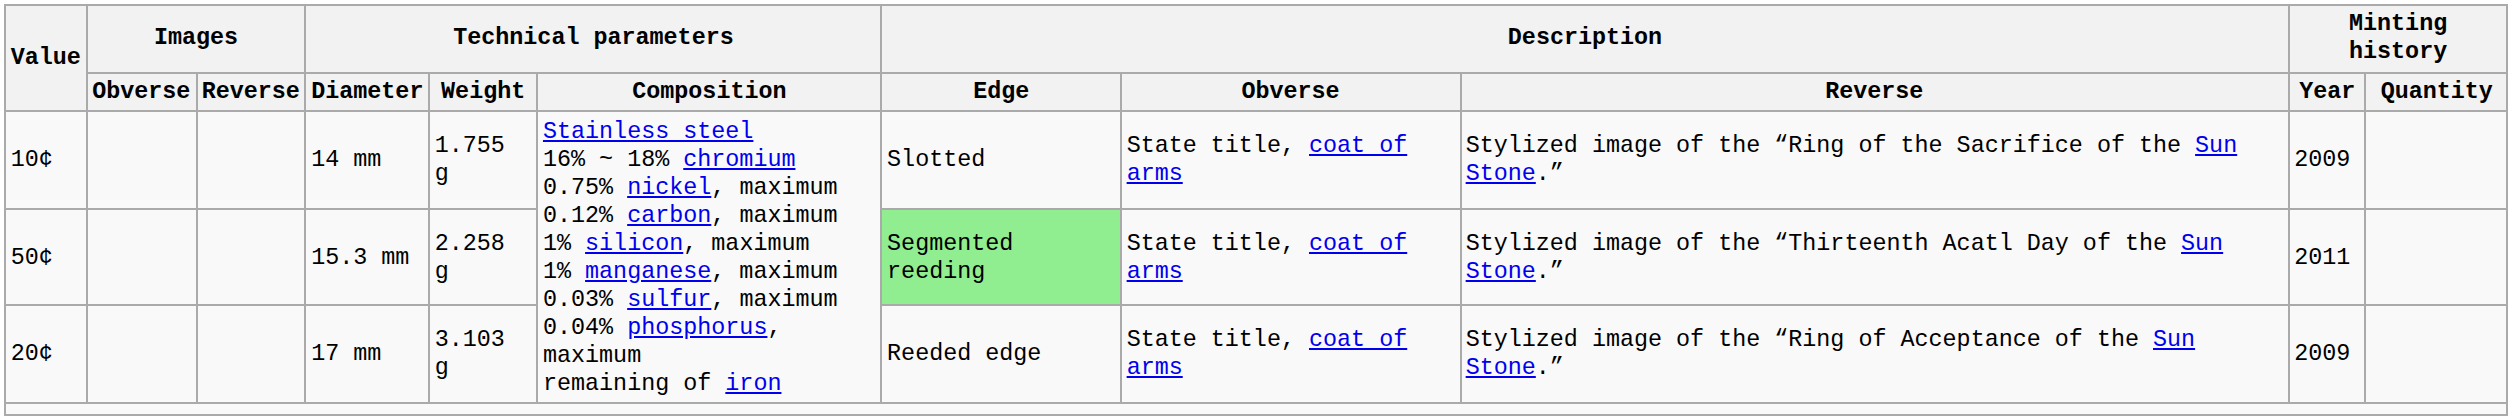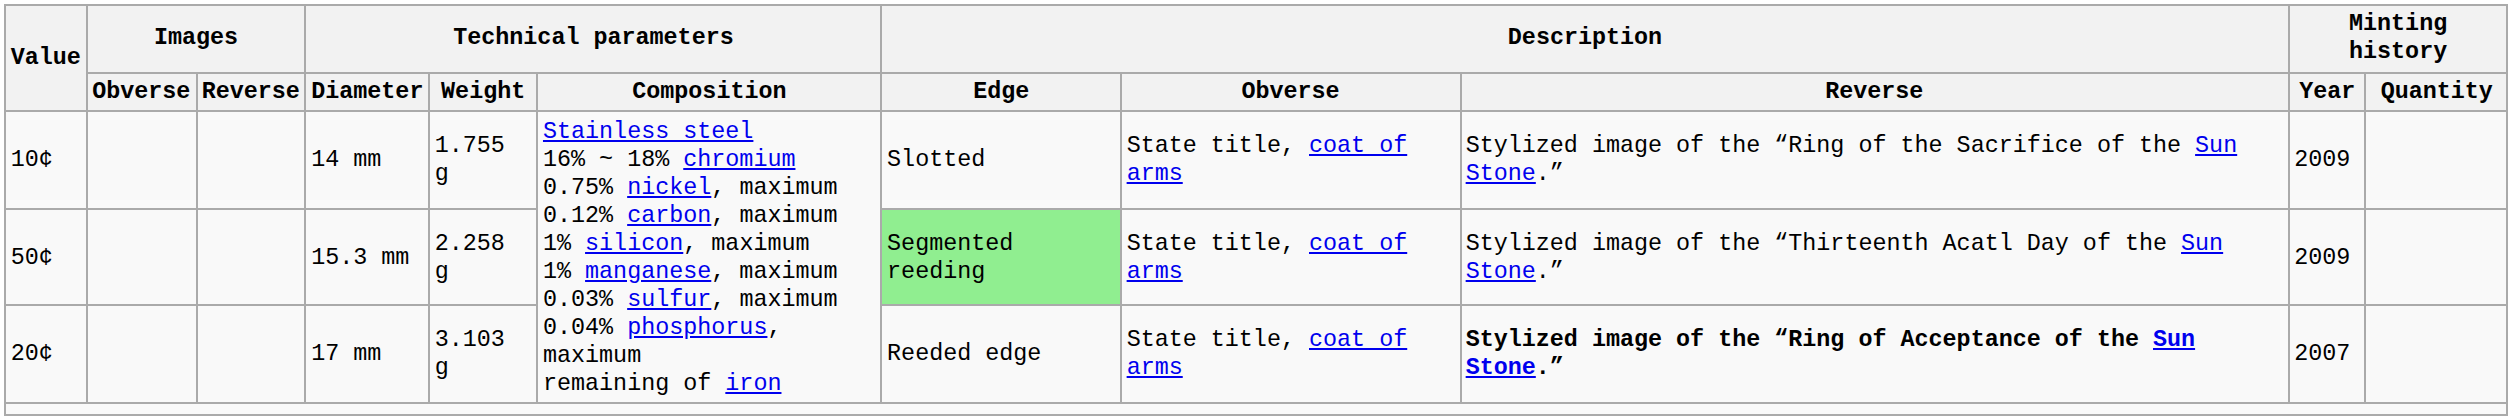(2322, 257) 2011 -> (2322, 257) 2009
(1830, 354) normal -> (1830, 354) bold
(2322, 354) 2009 -> (2322, 354) 2007
